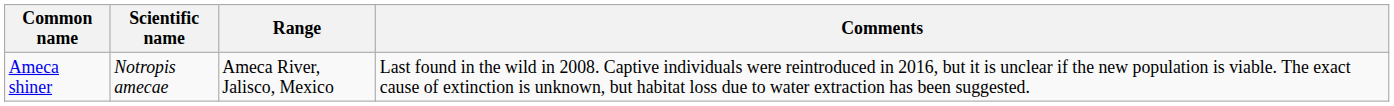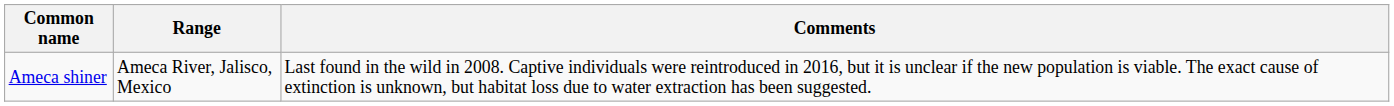- column: (164, 28)
